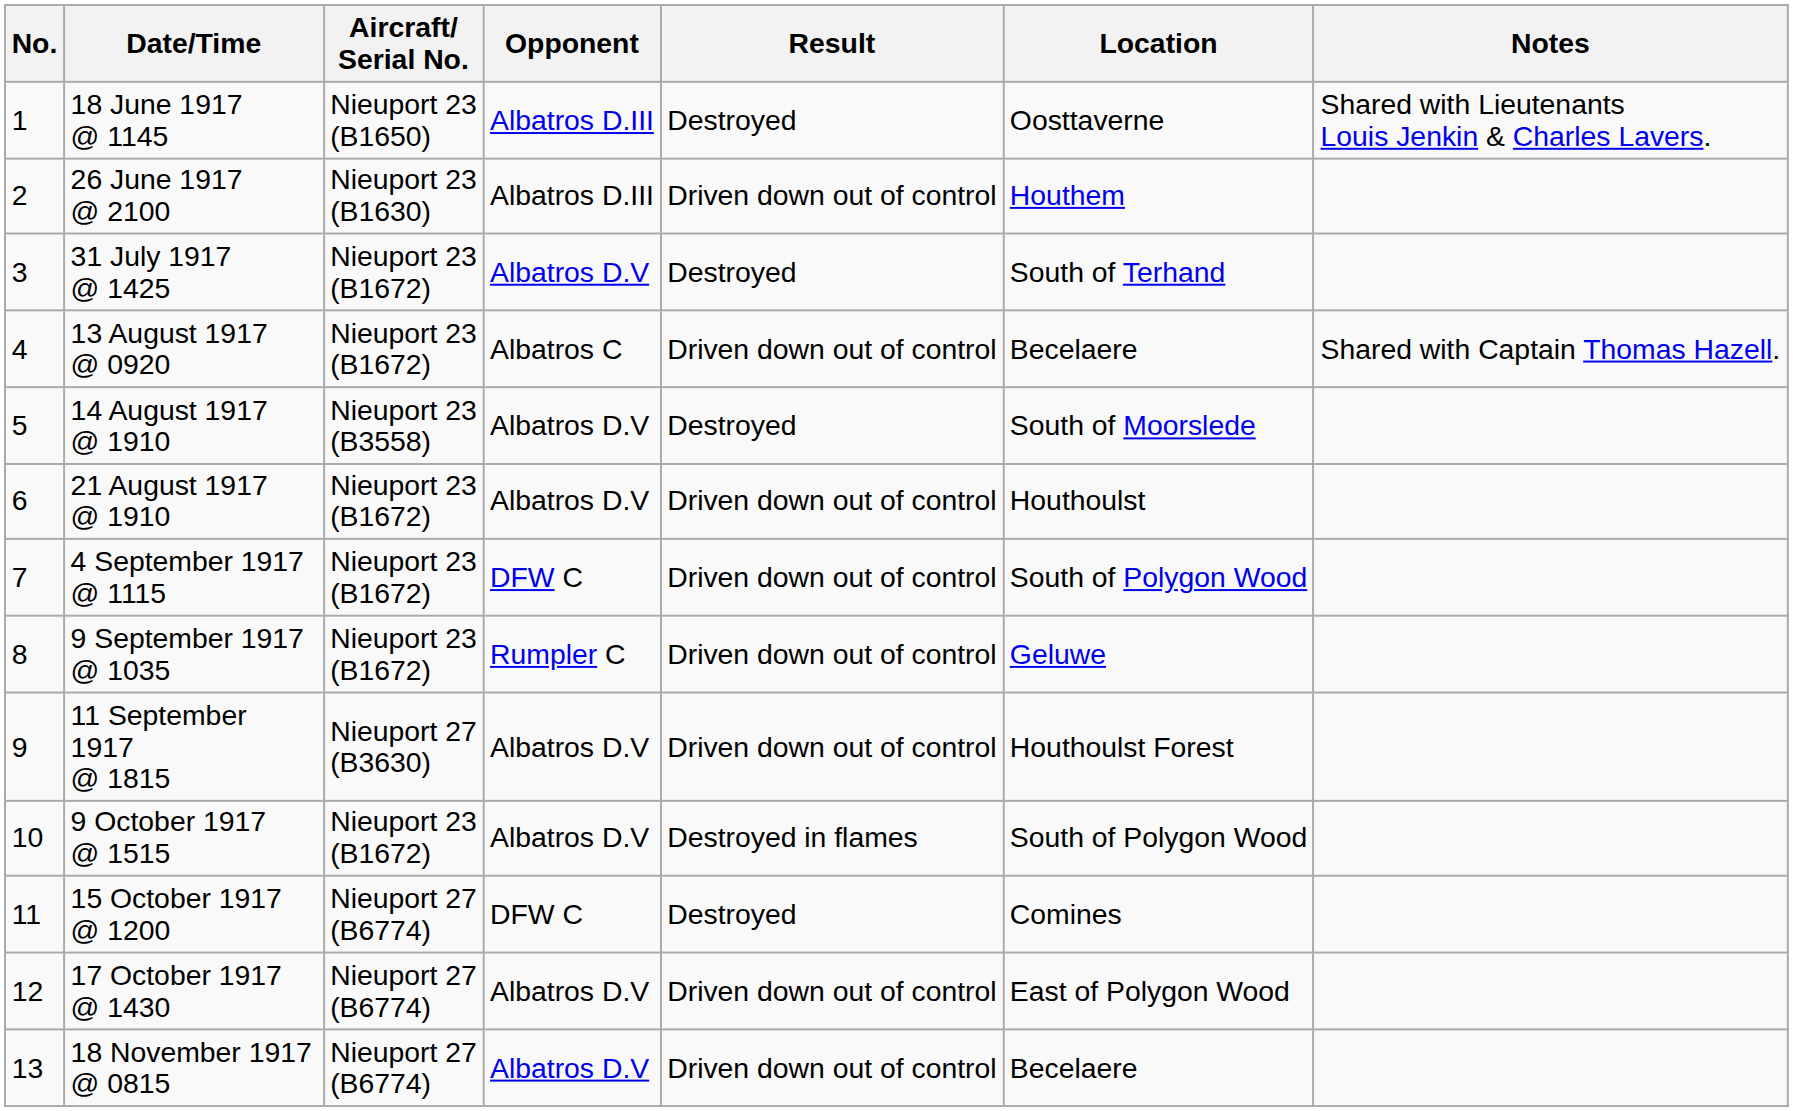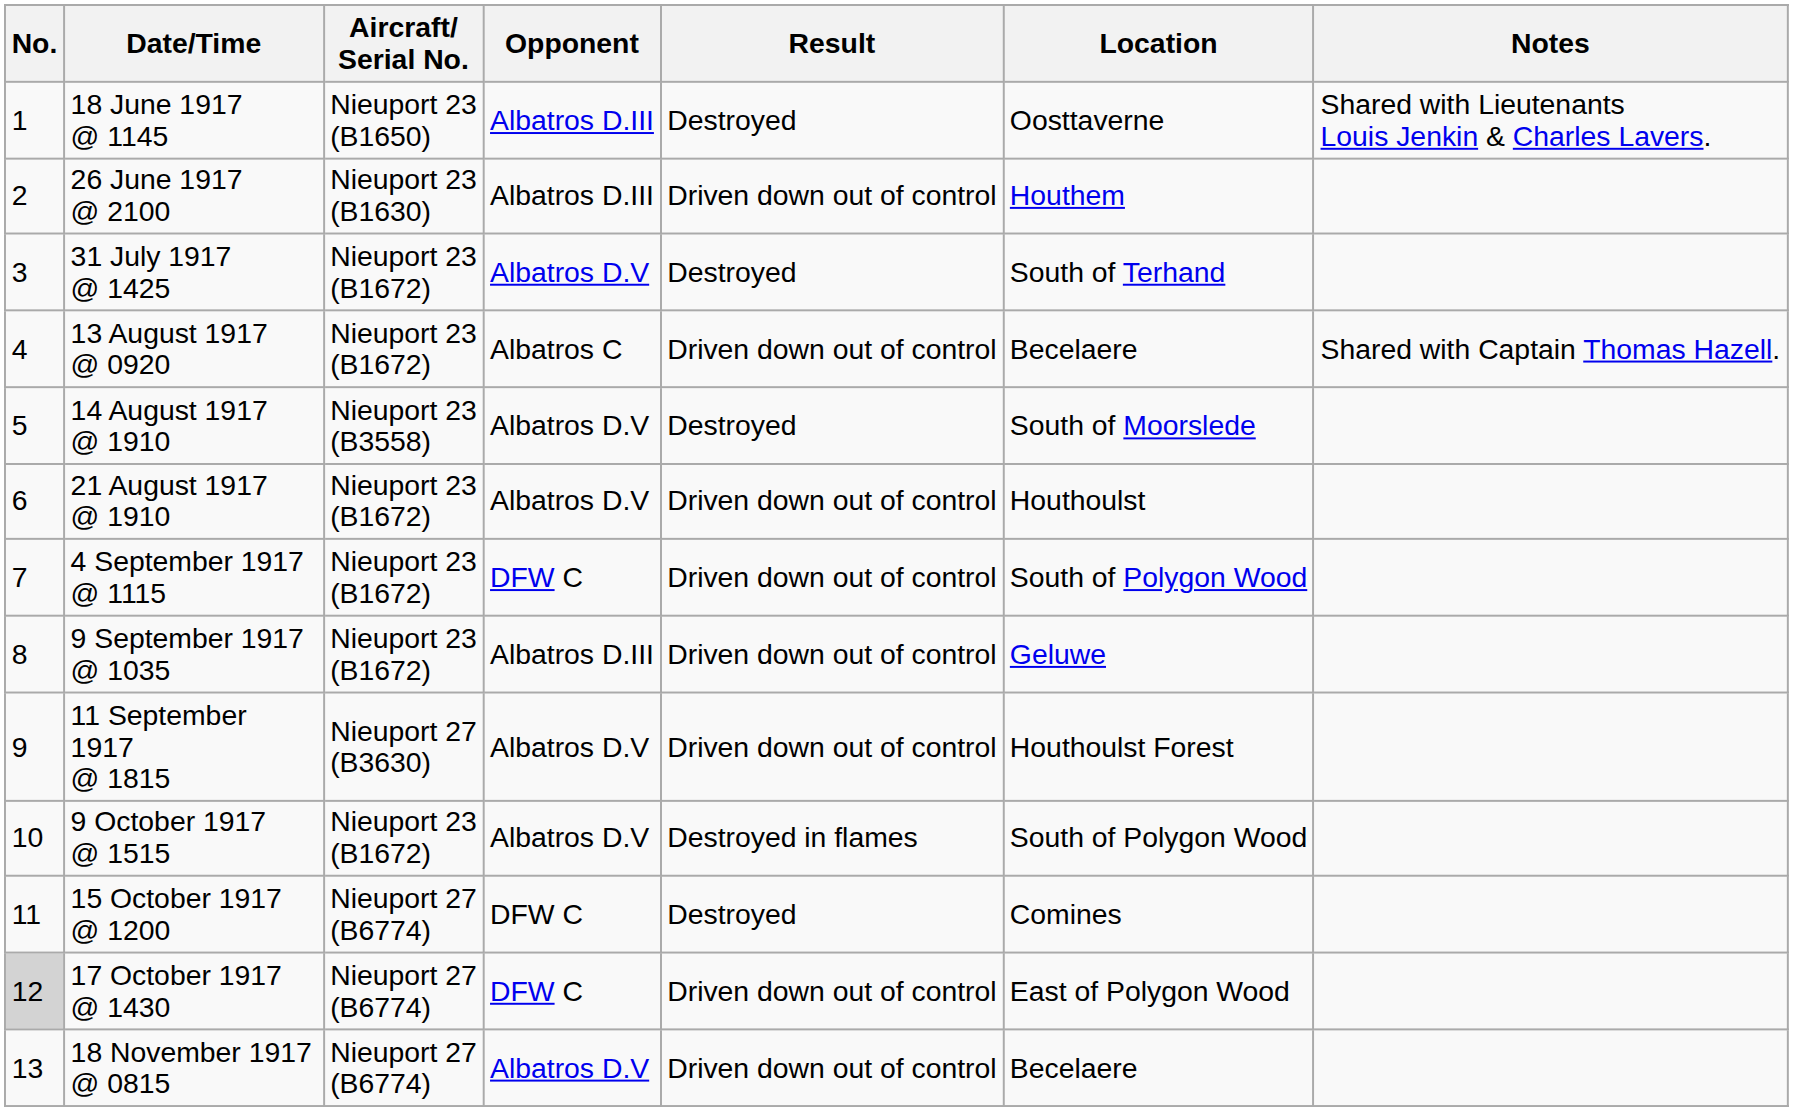(558, 654) Rumpler C -> (572, 654) Albatros D.III
(27, 991) no background -> (27, 991) lightgrey background
(570, 991) Albatros D.V -> (537, 991) DFW C
